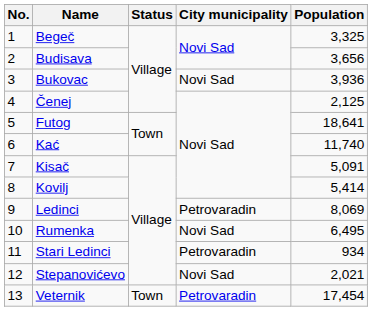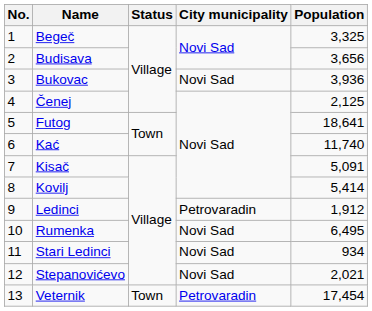(347, 209) 8,069 -> (347, 209) 1,912
(218, 252) Petrovaradin -> (207, 252) Novi Sad
